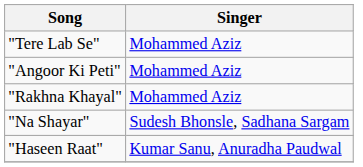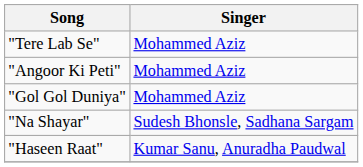+ row: (67, 96)
- row: (65, 96)
